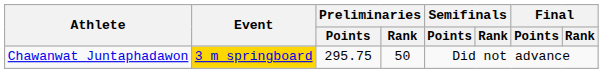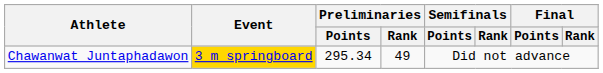(348, 57) 295.75 -> (348, 57) 295.34
(402, 57) 50 -> (402, 57) 49
